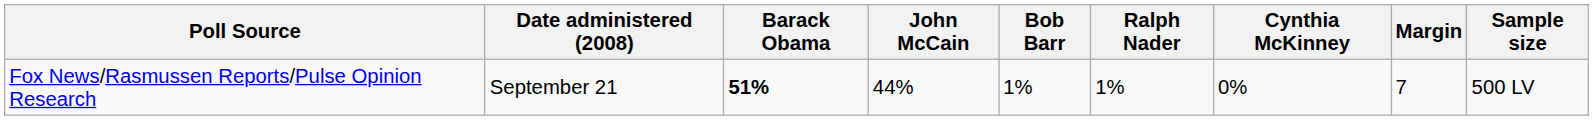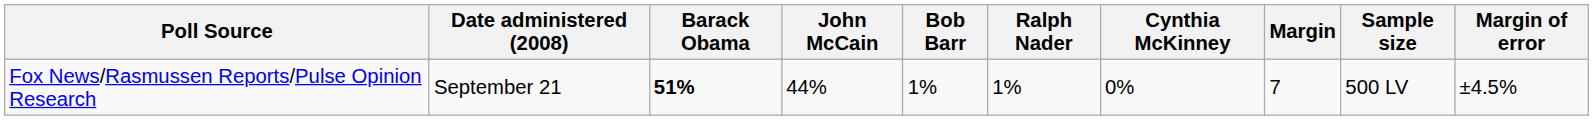+ column: (1522, 32)
